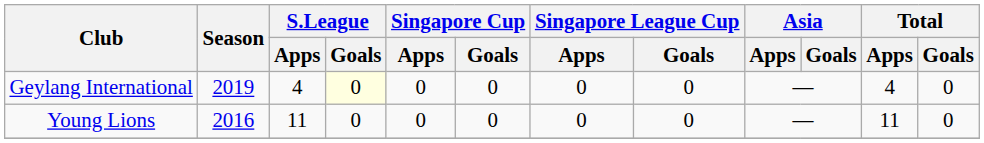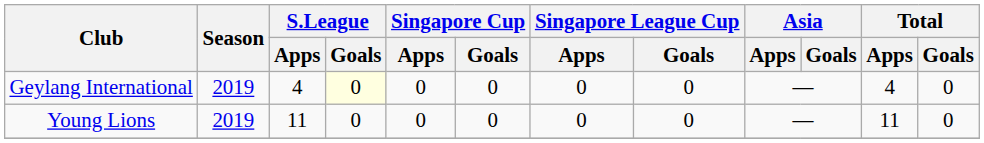(233, 120) 2016 -> (233, 120) 2019
